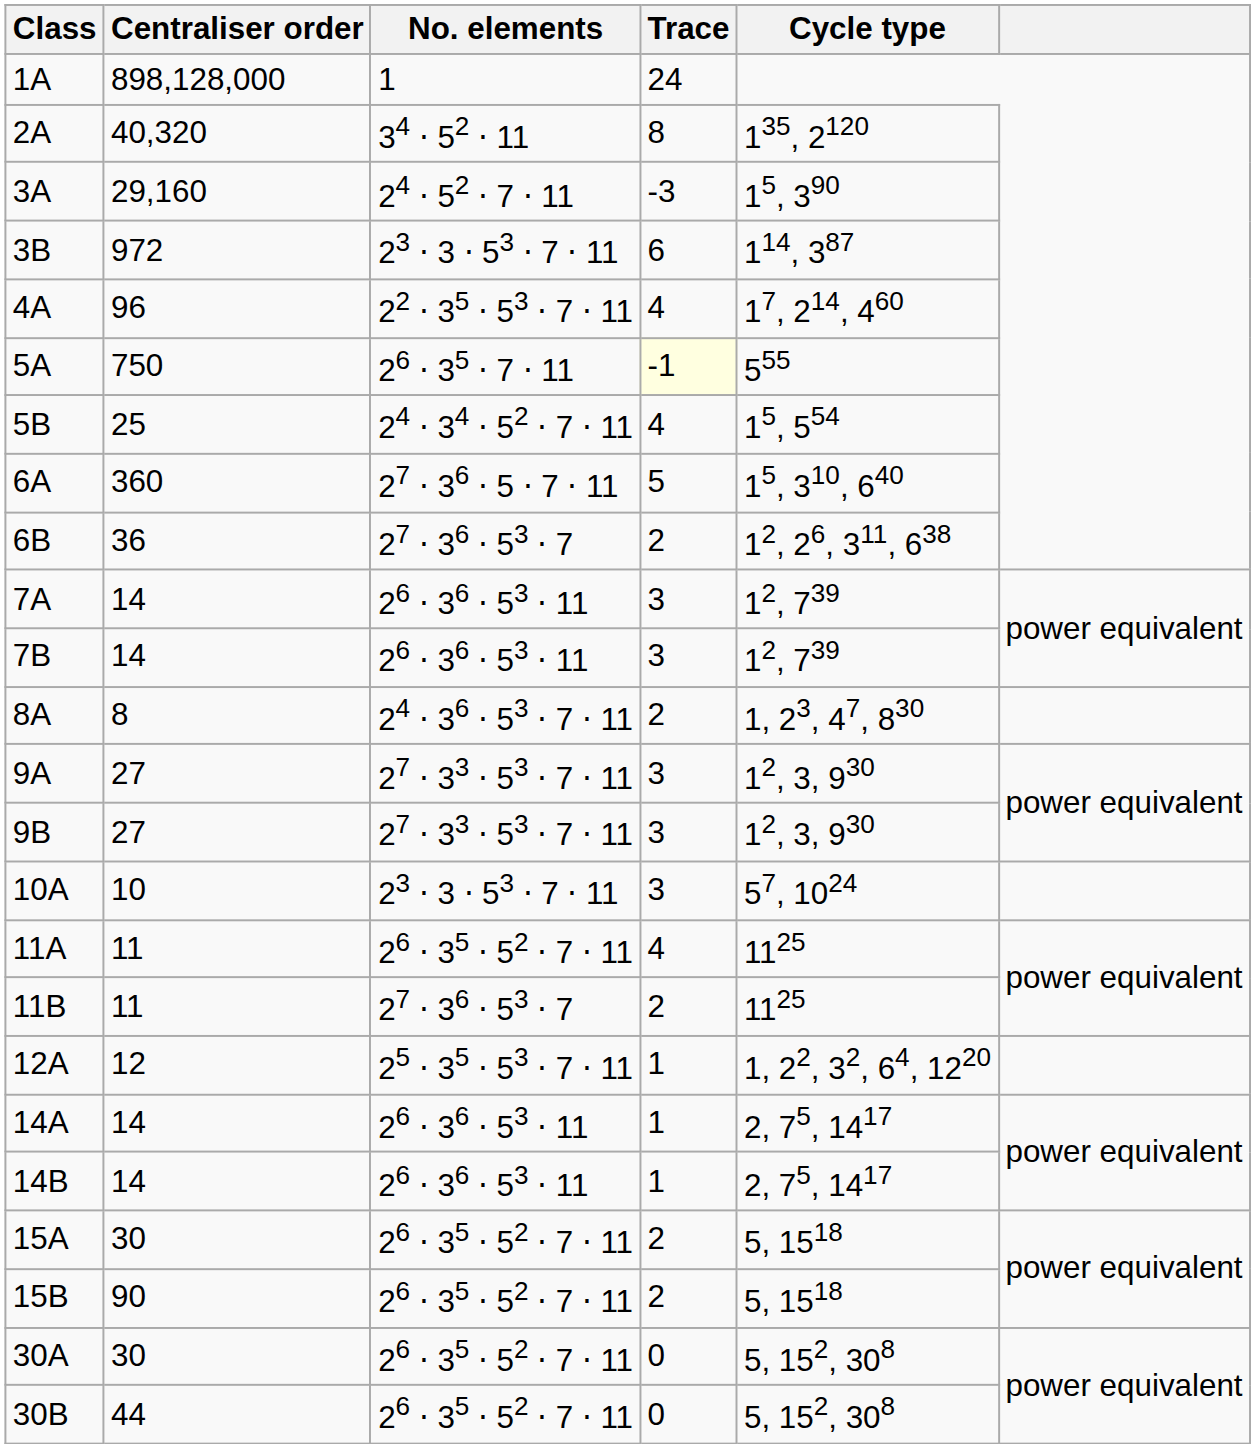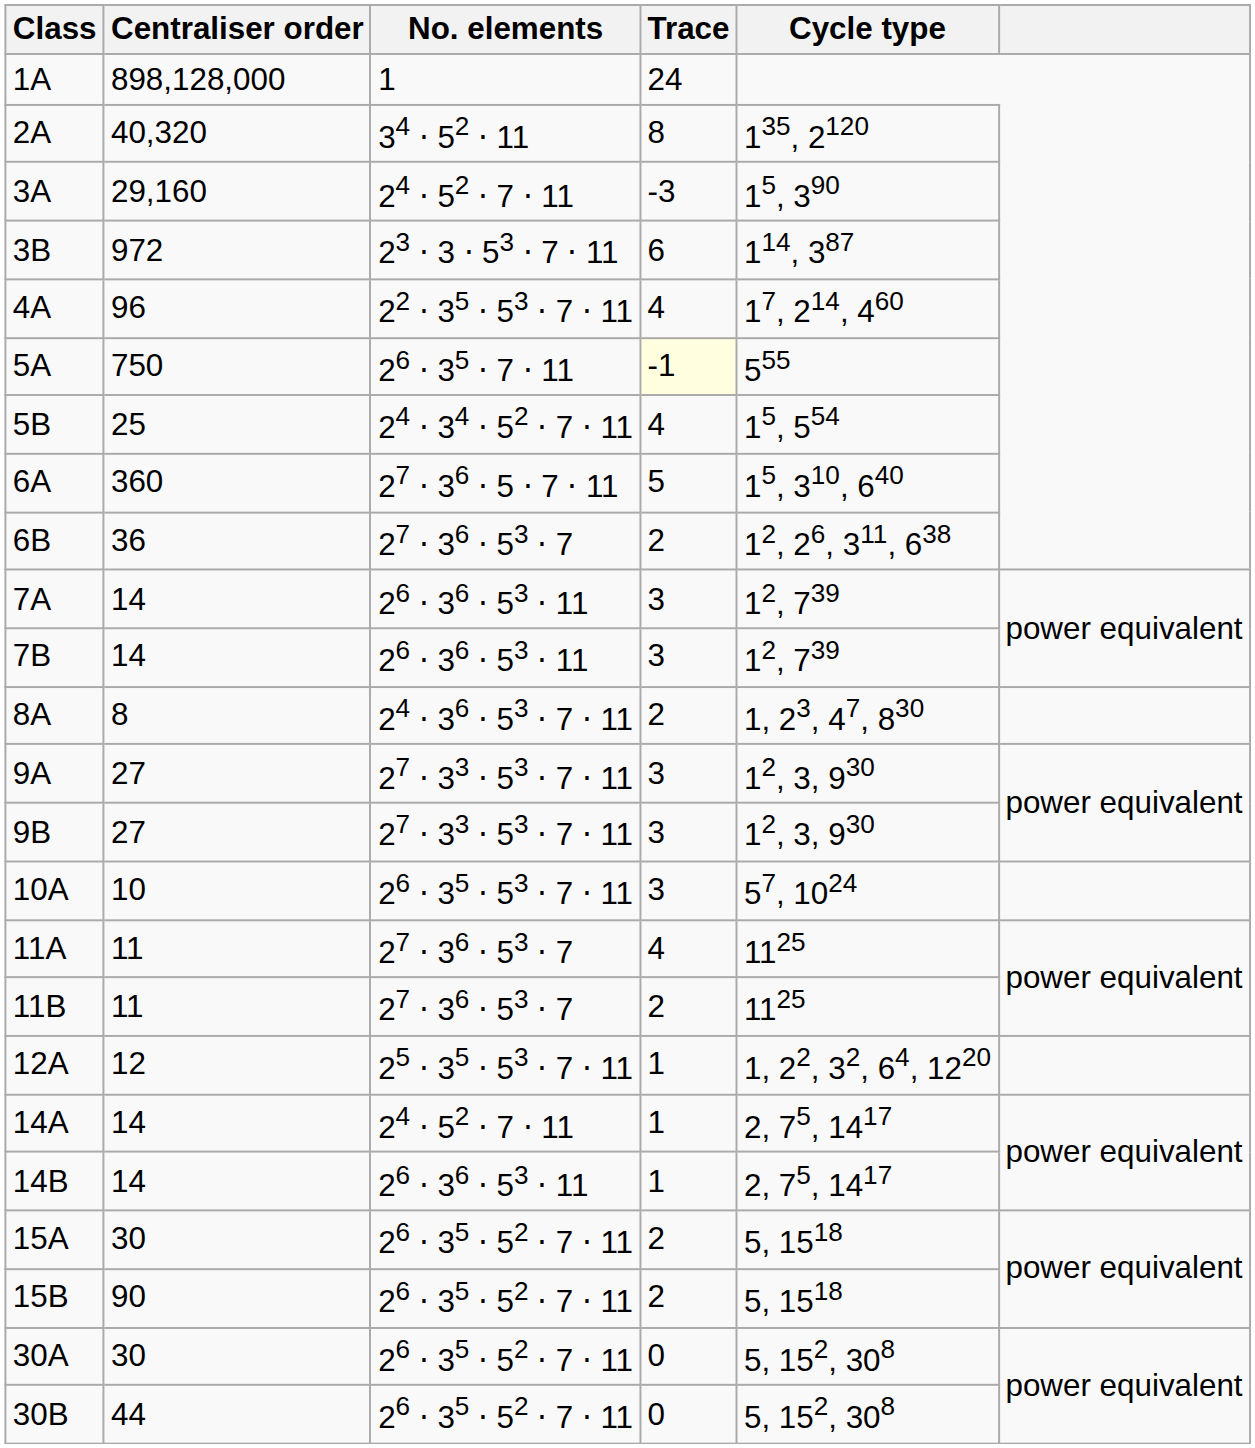(498, 889) 23 ⋅ 3 ⋅ 53 ⋅ 7 ⋅ 11 -> (506, 889) 26 ⋅ 35 ⋅ 53 ⋅ 7 ⋅ 11
(506, 948) 26 ⋅ 35 ⋅ 52 ⋅ 7 ⋅ 11 -> (476, 948) 27 ⋅ 36 ⋅ 53 ⋅ 7
(483, 1122) 26 ⋅ 36 ⋅ 53 ⋅ 11 -> (476, 1122) 24 ⋅ 52 ⋅ 7 ⋅ 11
